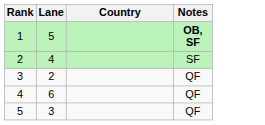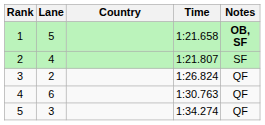+ column: (197, 13)
